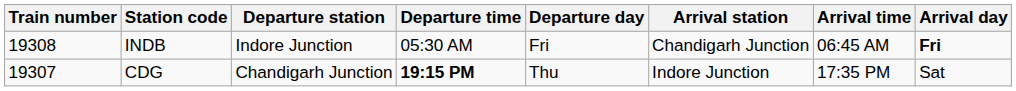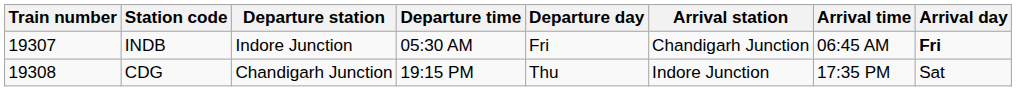(32, 45) 19308 -> (32, 45) 19307
(32, 72) 19307 -> (32, 72) 19308
(438, 72) bold -> (437, 72) normal
